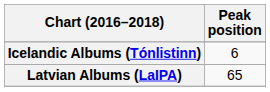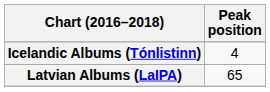(235, 53) 6 -> (235, 53) 4
